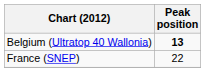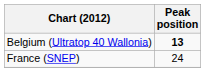(178, 59) 22 -> (178, 59) 24
